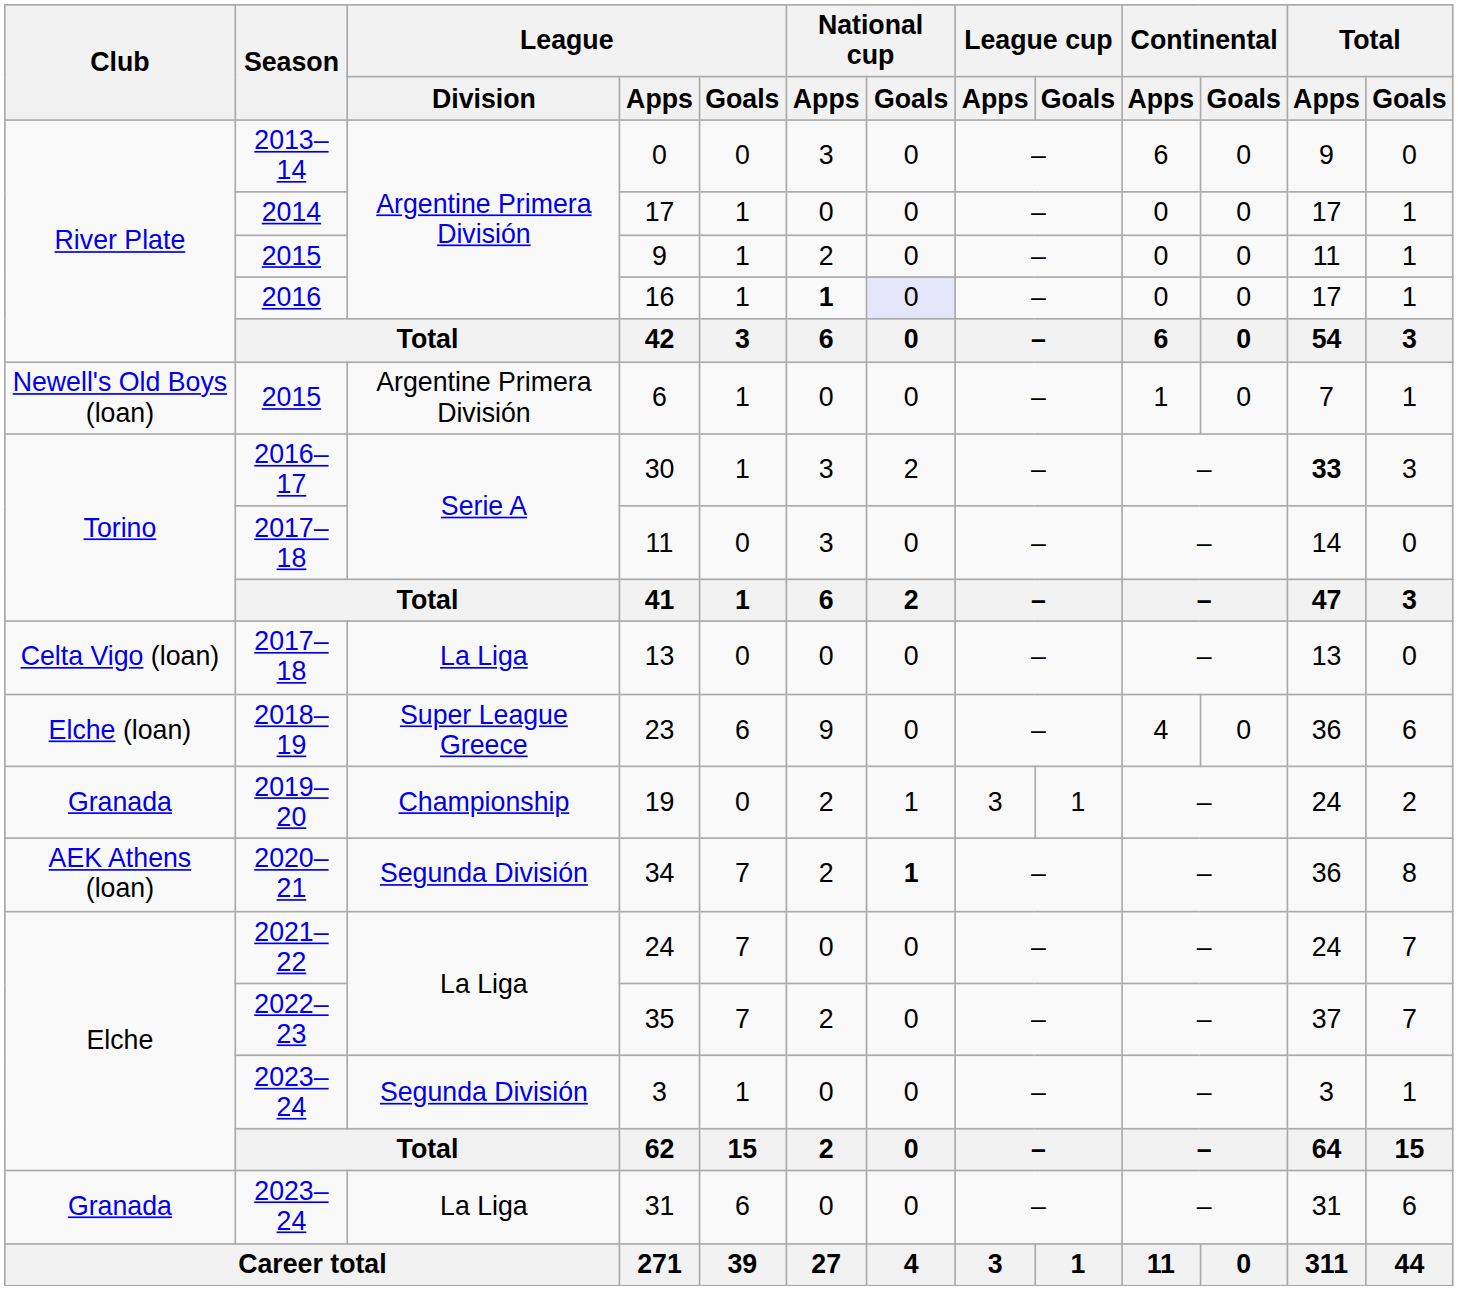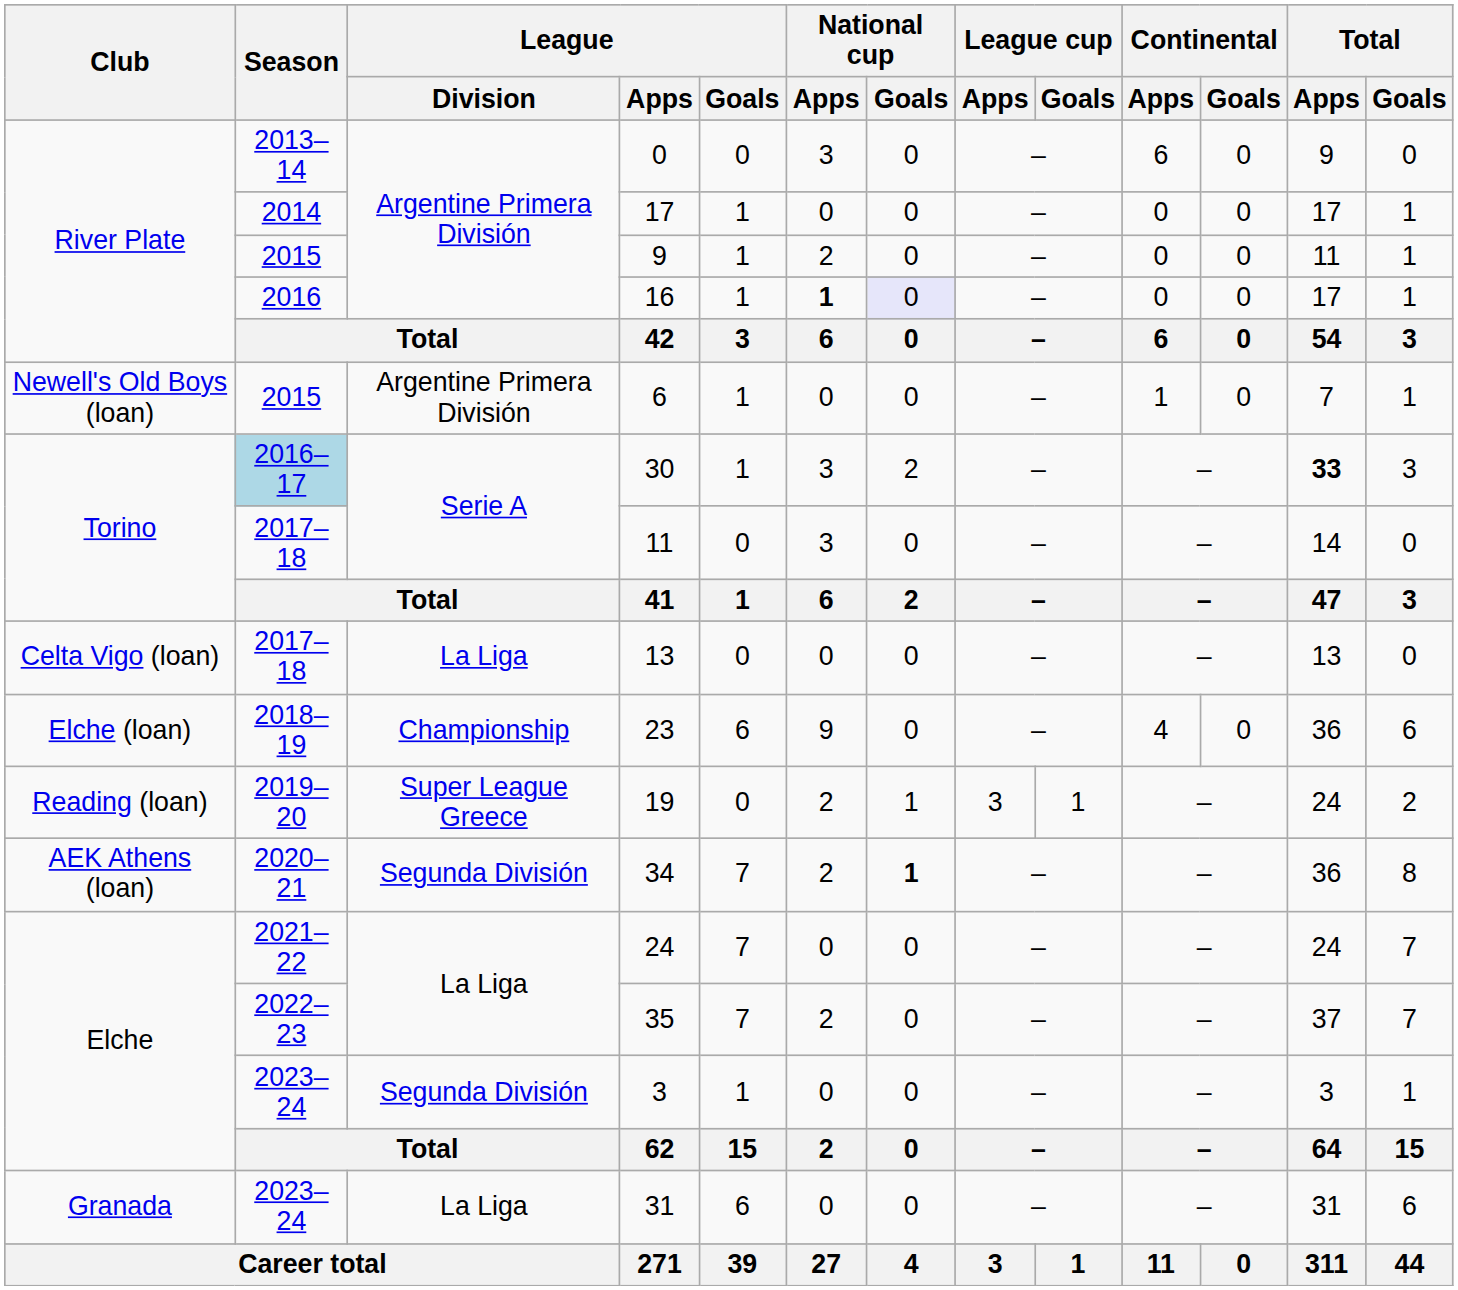(291, 469) no background -> (291, 469) lightblue background
(484, 729) Super League Greece -> (484, 729) Championship
(120, 802) Granada -> (120, 802) Reading (loan)
(484, 802) Championship -> (484, 802) Super League Greece
